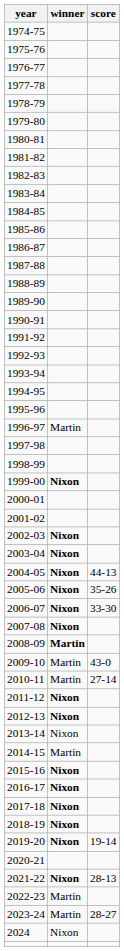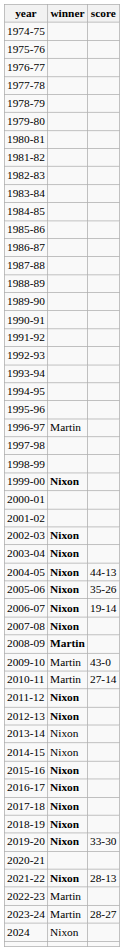(103, 608) 33-30 -> (103, 608) 19-14
(66, 752) Martin -> (64, 752) Nixon
(103, 842) 19-14 -> (103, 842) 33-30
